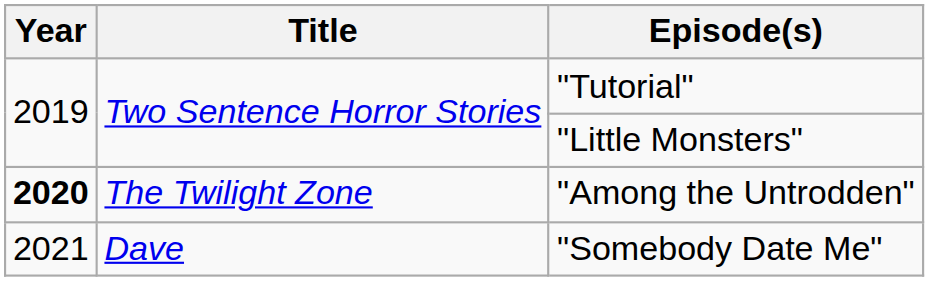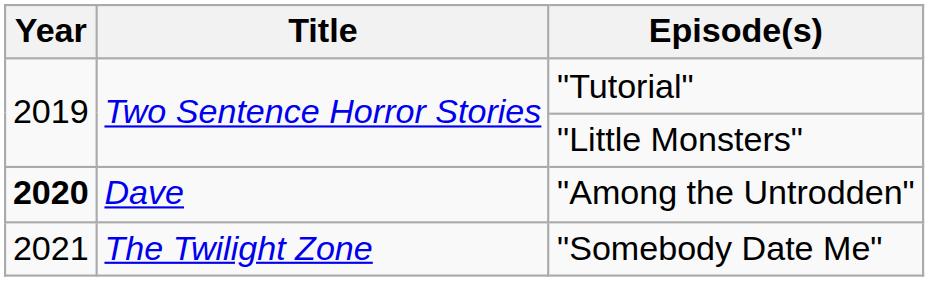(239, 193) The Twilight Zone -> (144, 193) Dave
(144, 247) Dave -> (239, 247) The Twilight Zone
